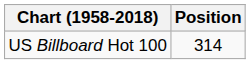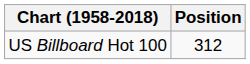(208, 44) 314 -> (208, 44) 312
